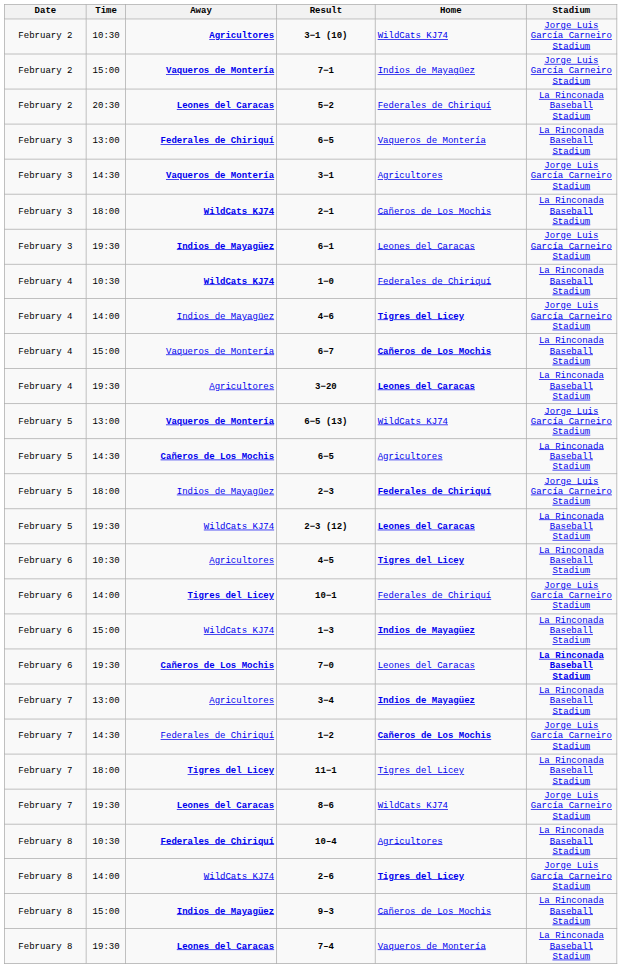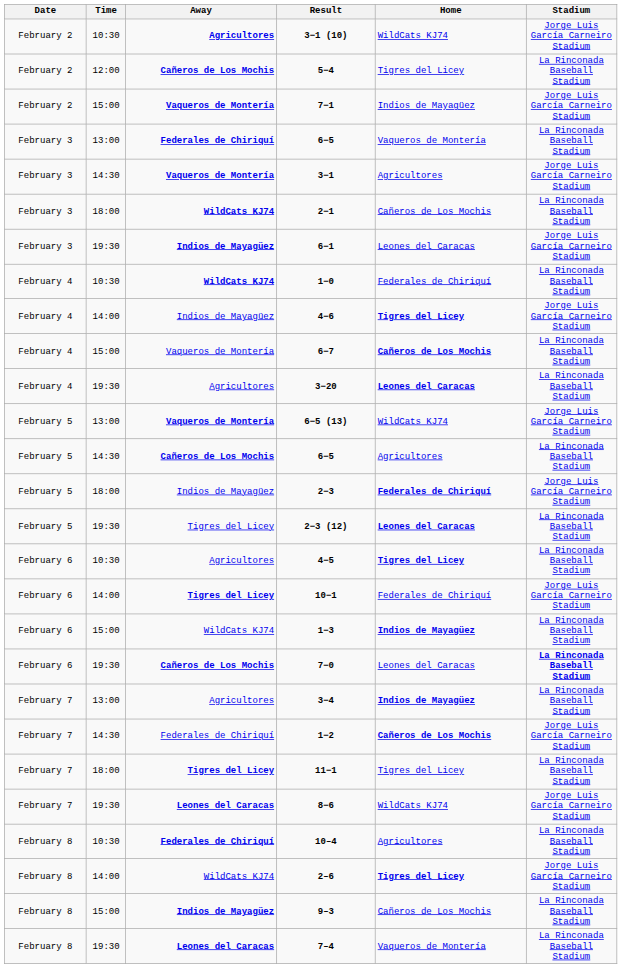+ row: (106, 72)
- row: (106, 107)
(239, 527) WildCats KJ74 -> (231, 527) Tigres del Licey
